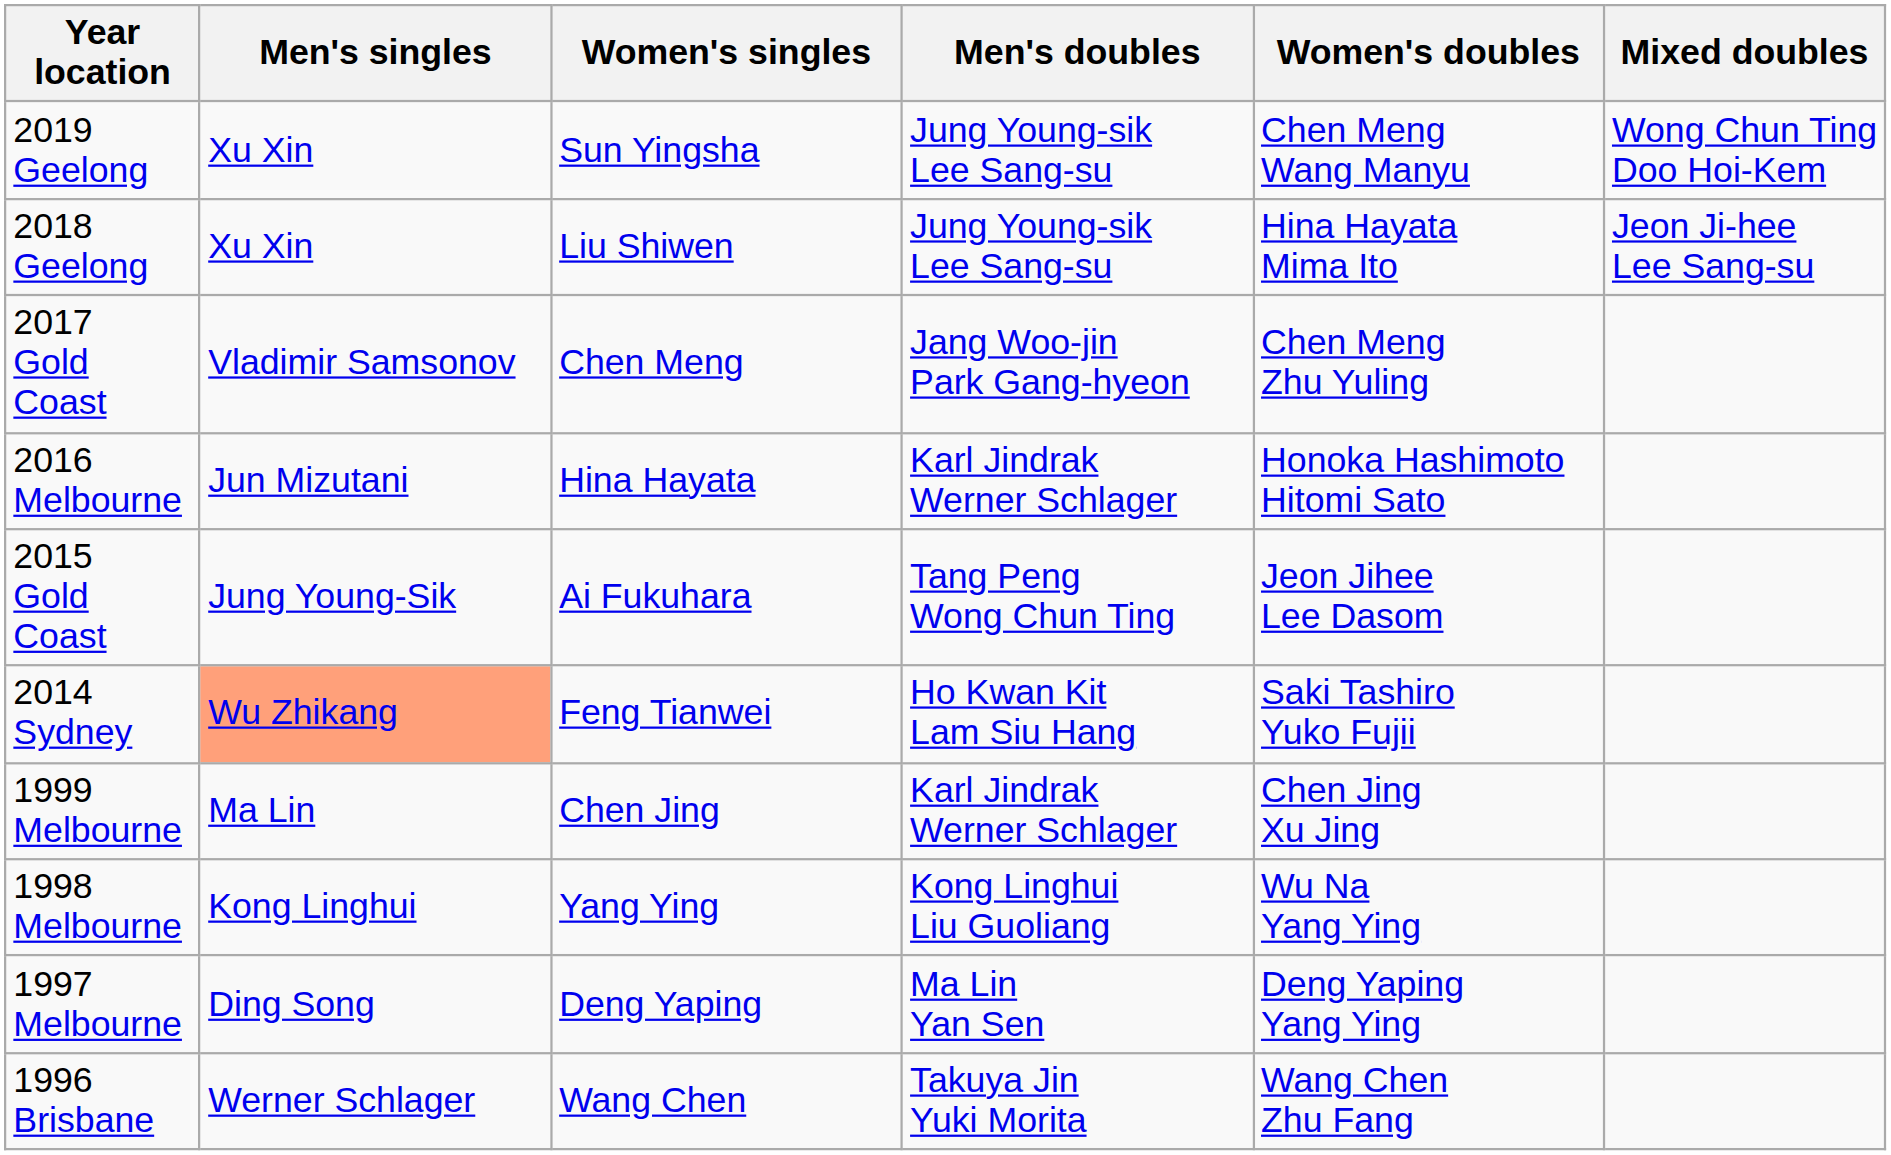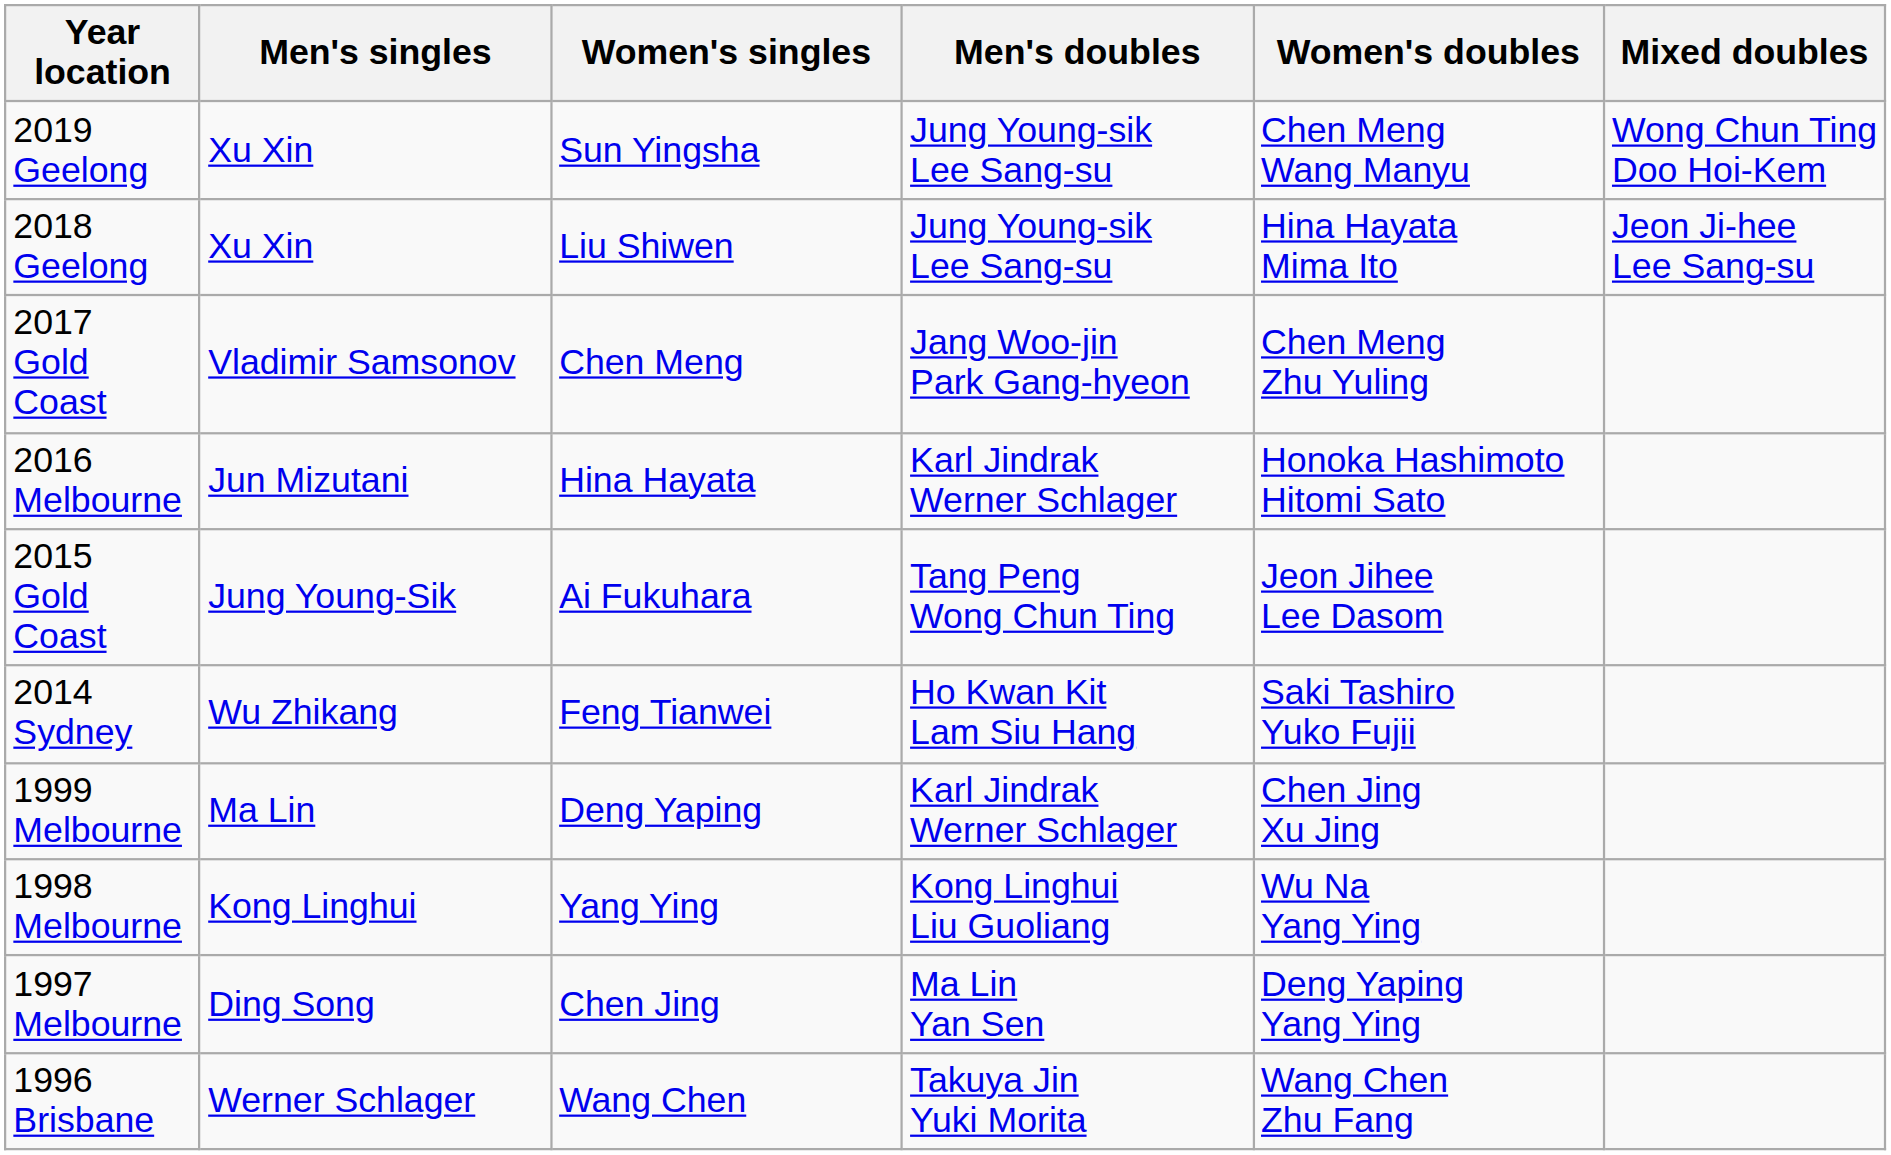(303, 713) lightsalmon background -> (303, 713) no background
(639, 810) Chen Jing -> (661, 810) Deng Yaping
(661, 1003) Deng Yaping -> (639, 1003) Chen Jing
